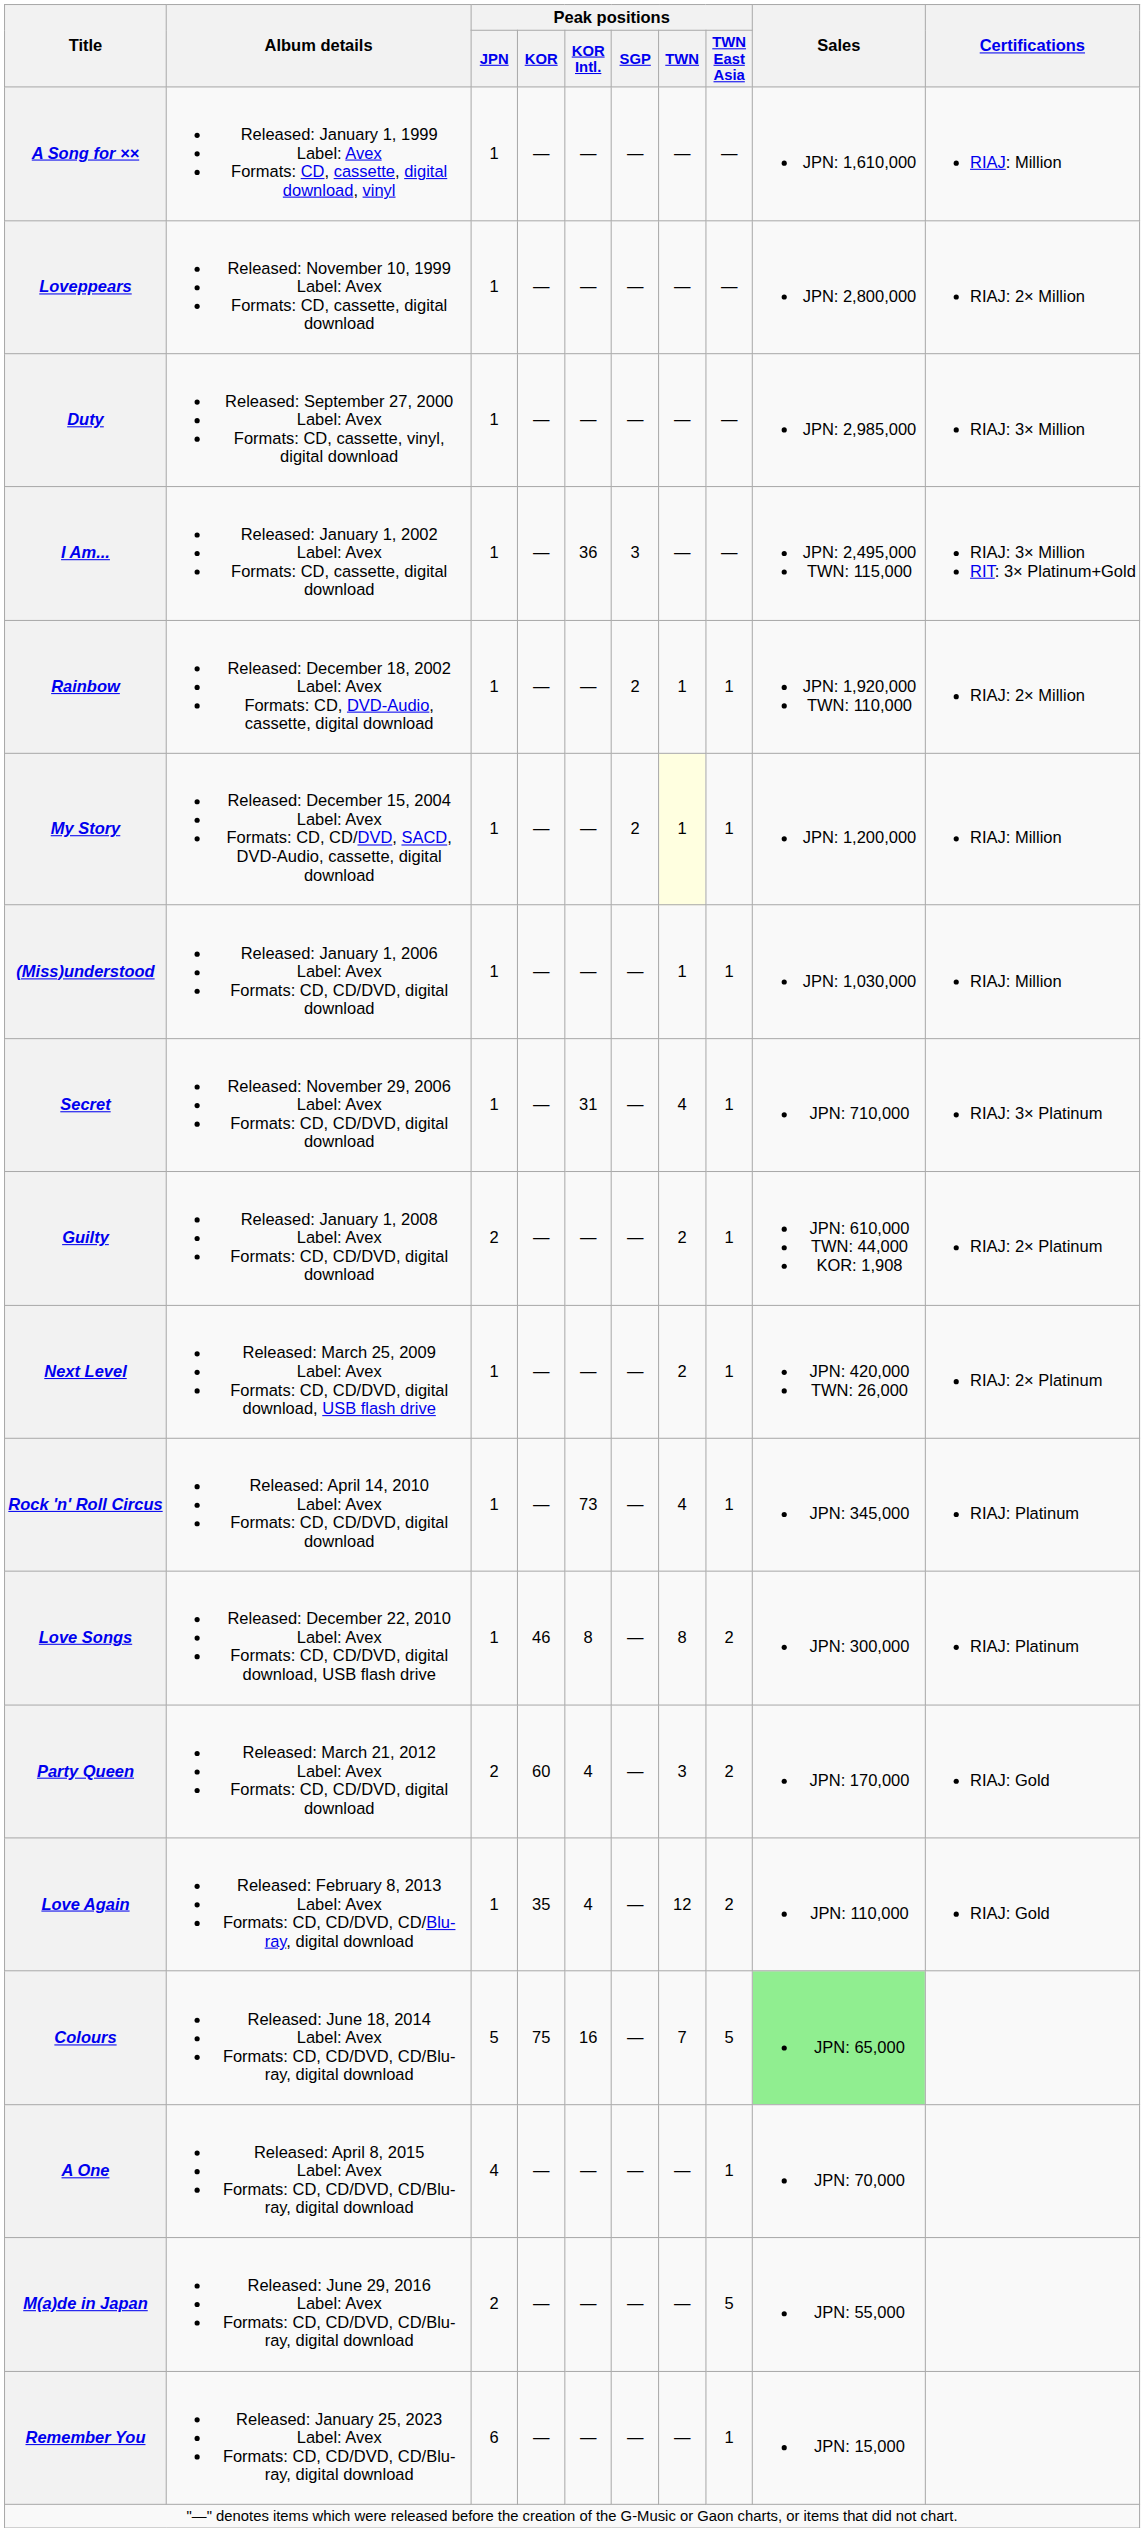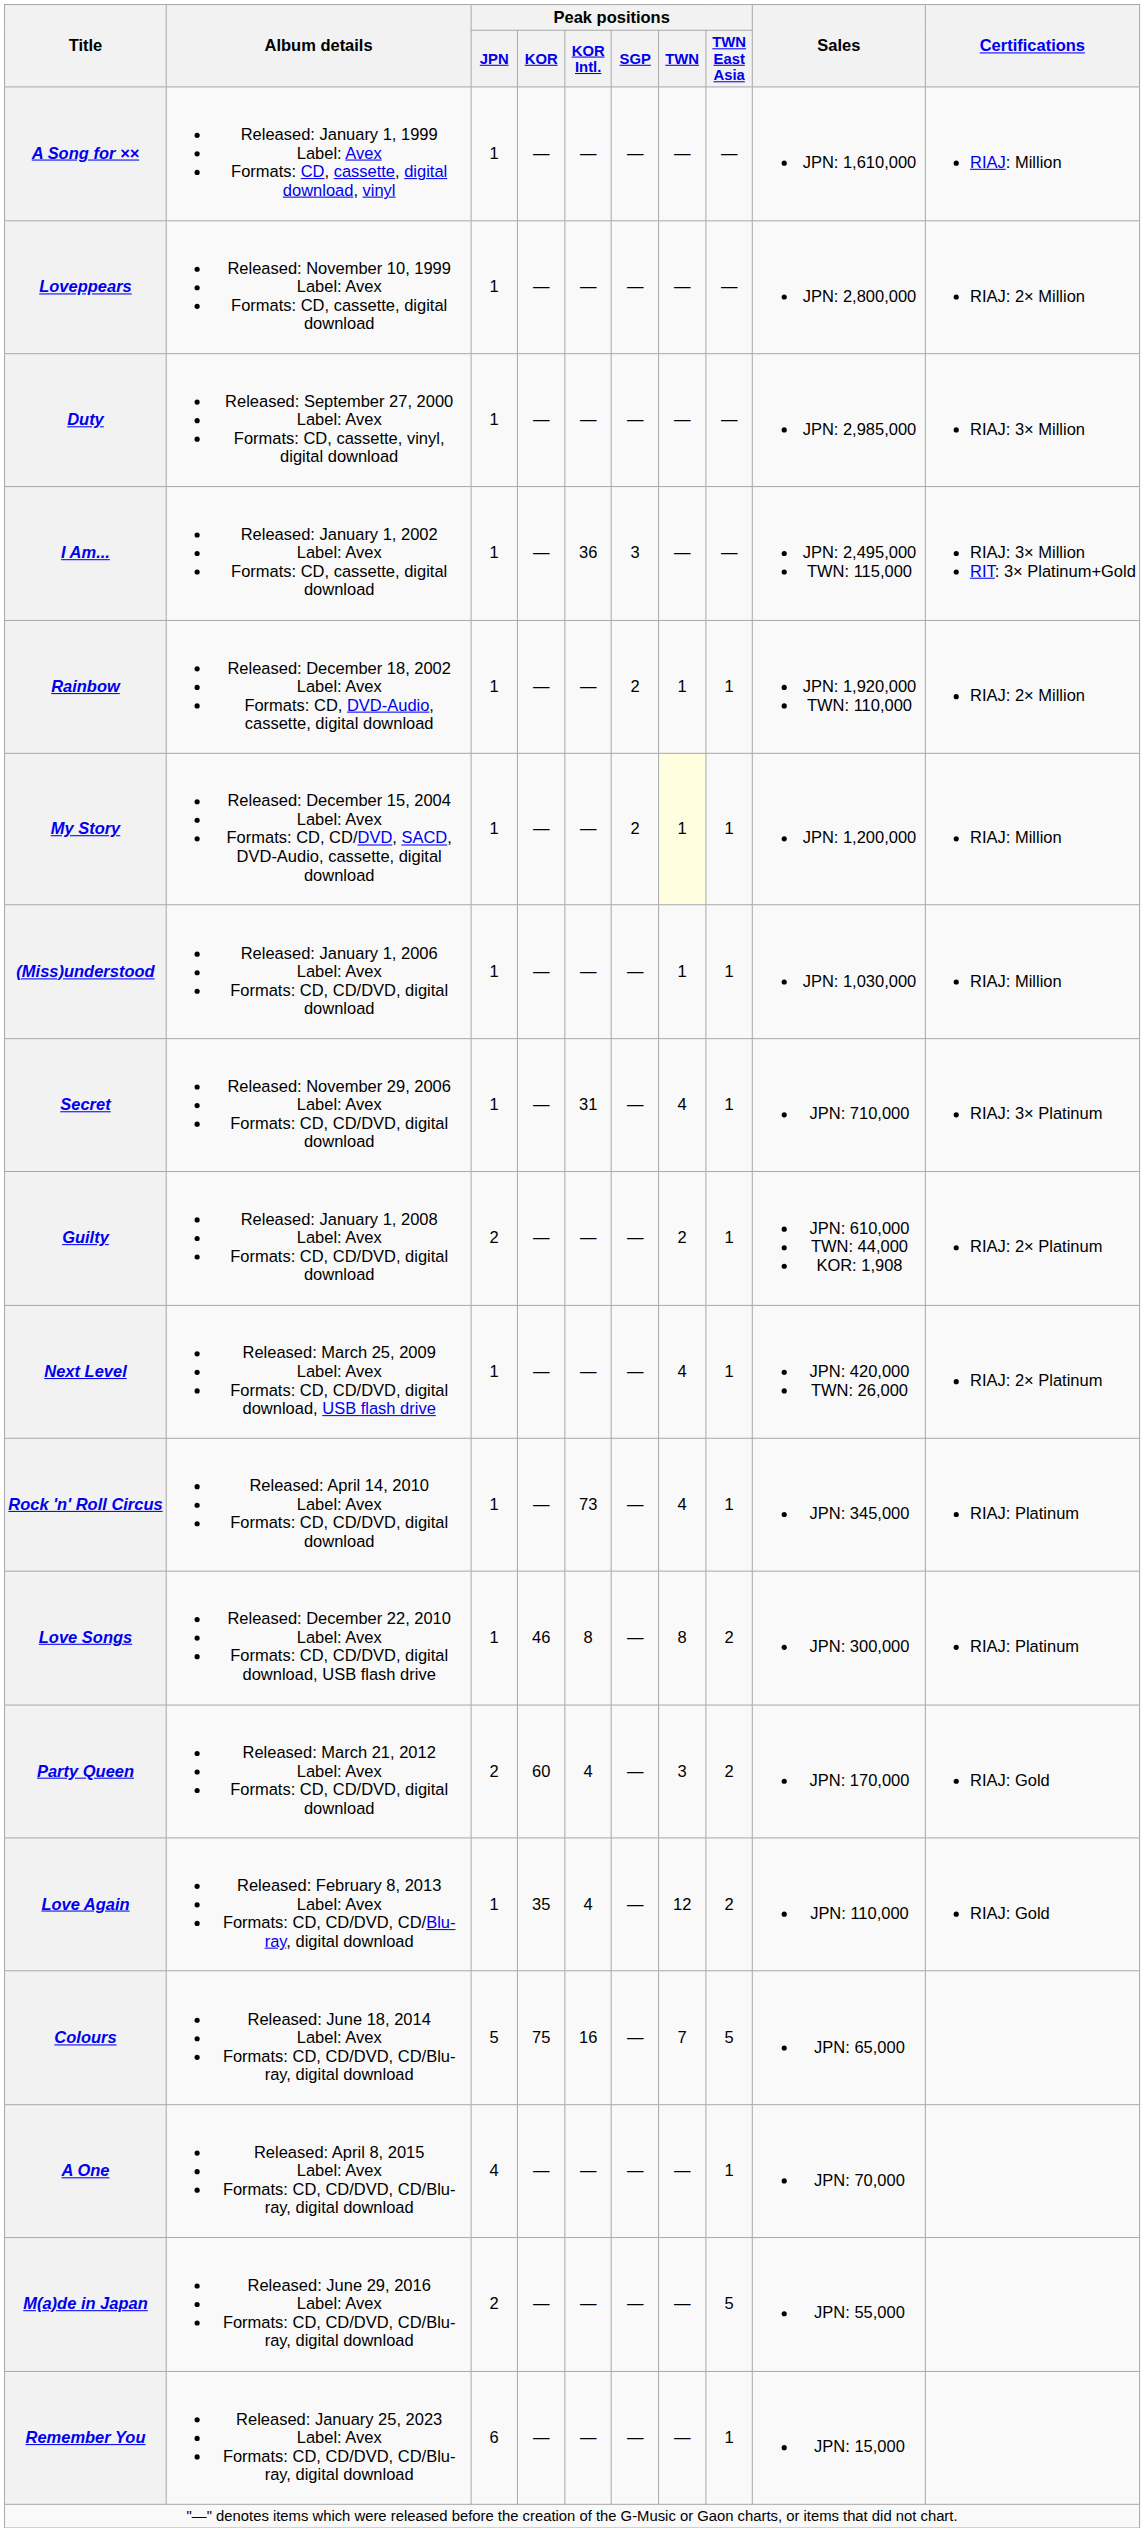(682, 1371) 2 -> (682, 1371) 4
(839, 2047) lightgreen background -> (839, 2047) no background
